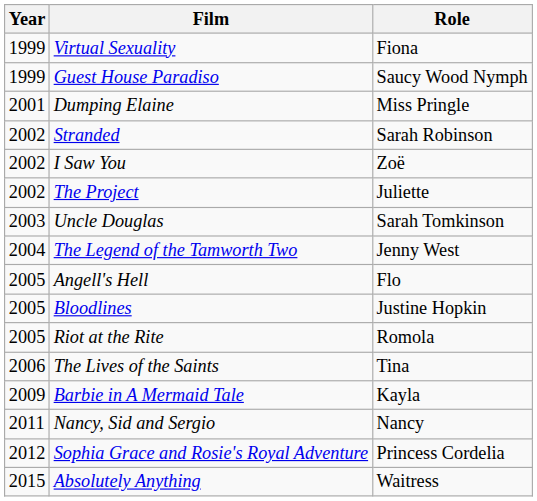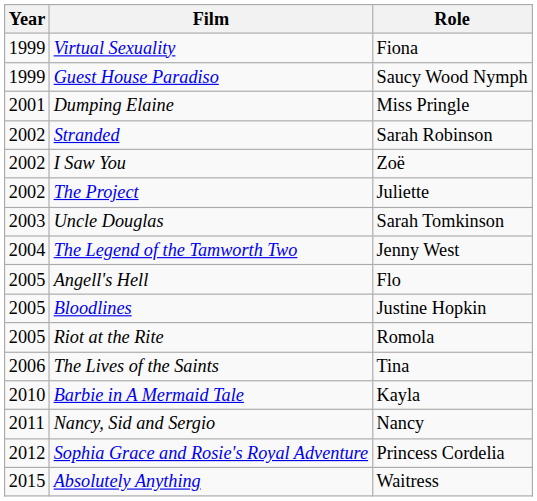(27, 395) 2009 -> (27, 395) 2010
